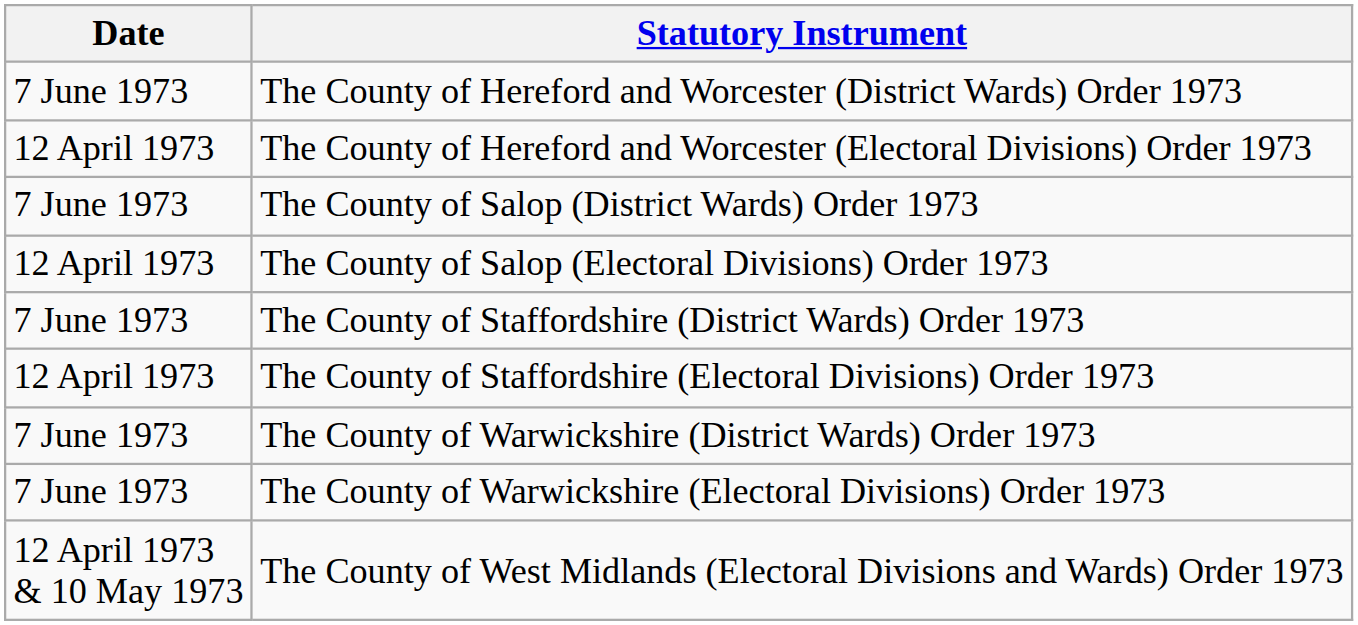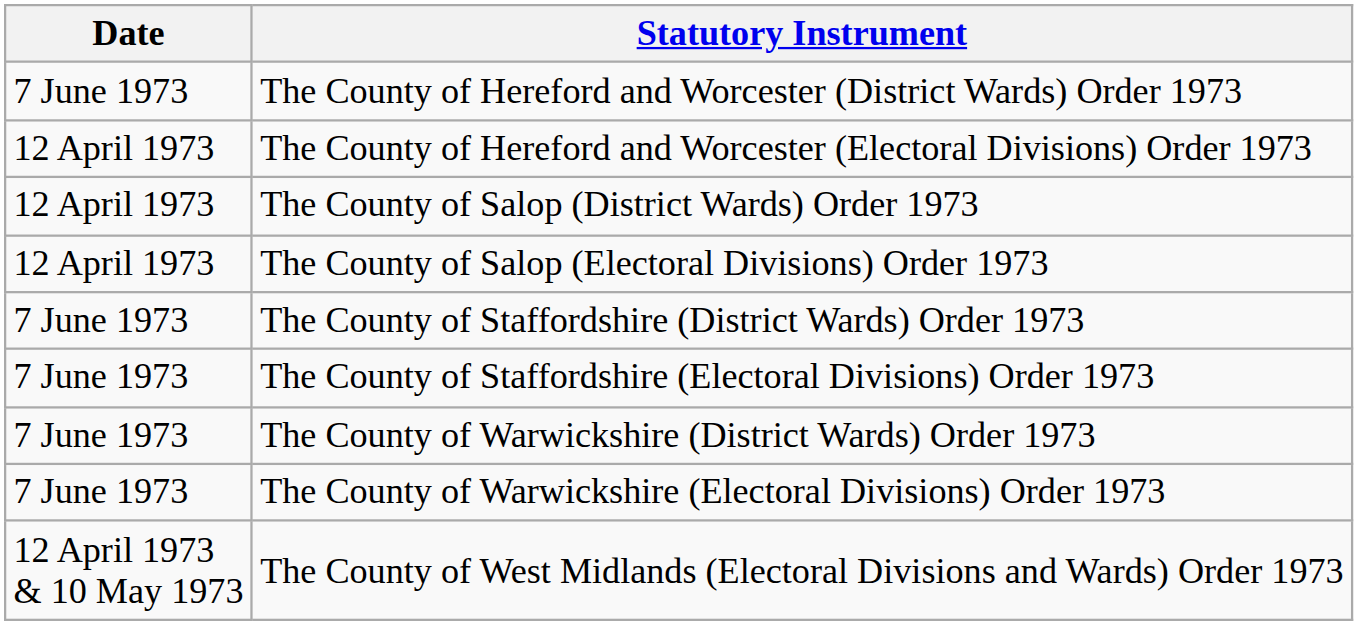(101, 205) 7 June 1973 -> (114, 205) 12 April 1973
(114, 377) 12 April 1973 -> (101, 377) 7 June 1973
